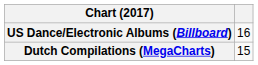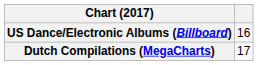(244, 51) 15 -> (244, 51) 17
